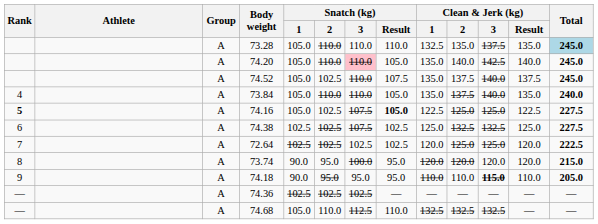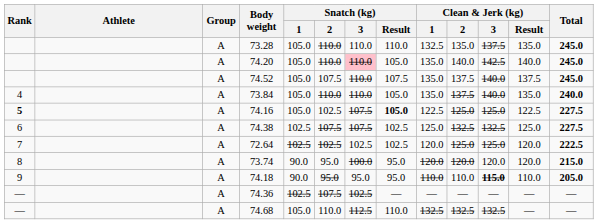(571, 45) lightblue background -> (571, 45) no background
(330, 78) 102.5 -> (330, 78) 107.5
(330, 128) 102.5 -> (330, 128) 107.5
(330, 194) 102.5 -> (330, 194) 107.5
